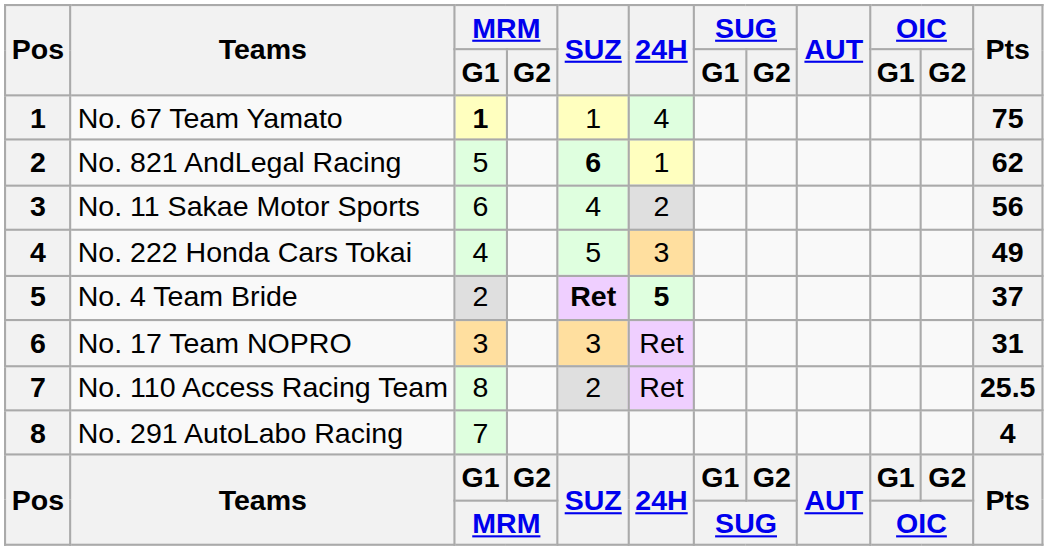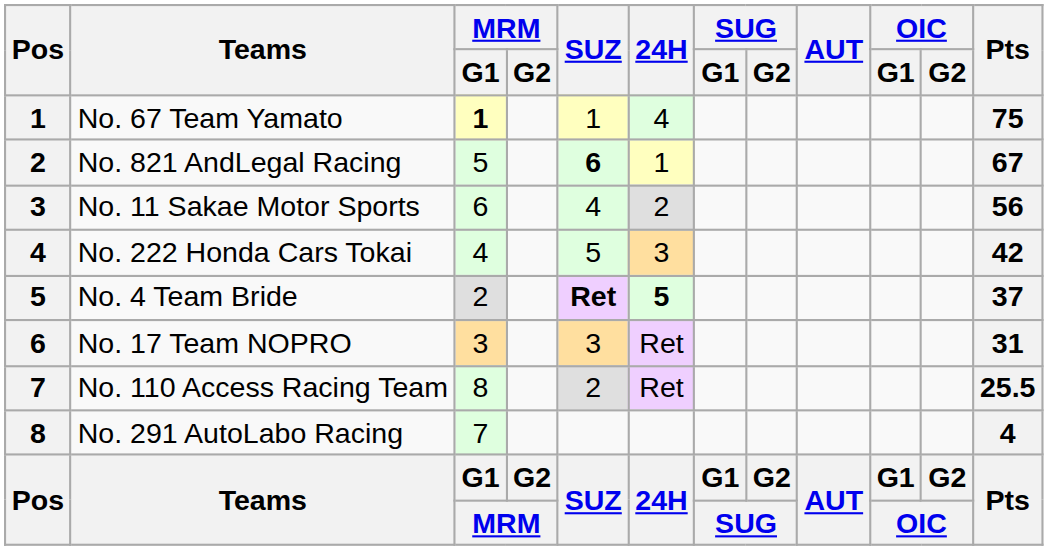(1008, 162) 62 -> (1008, 162) 67
(1008, 252) 49 -> (1008, 252) 42
